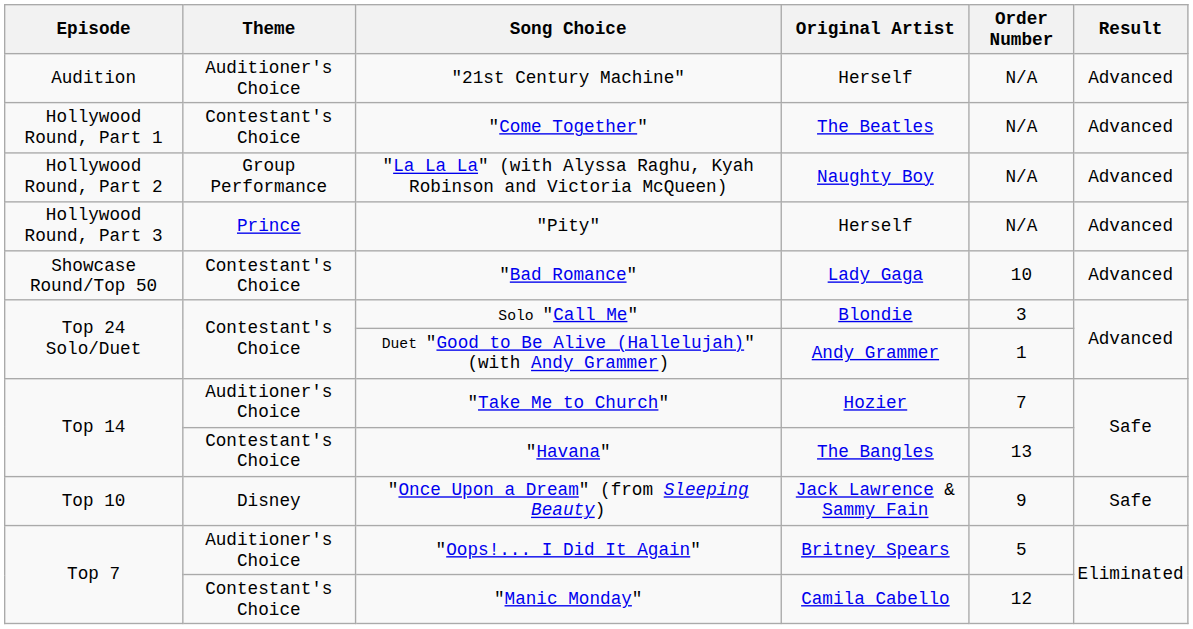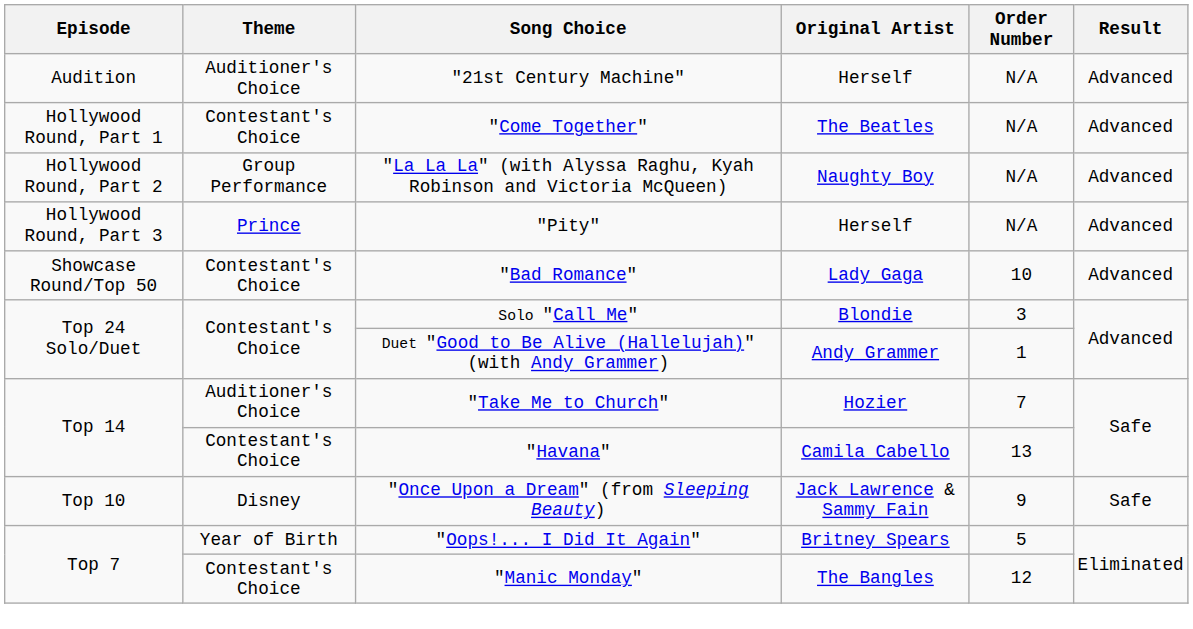(875, 452) The Bangles -> (875, 452) Camila Cabello
(269, 550) Auditioner's Choice -> (269, 540) Year of Birth
(875, 599) Camila Cabello -> (875, 579) The Bangles
